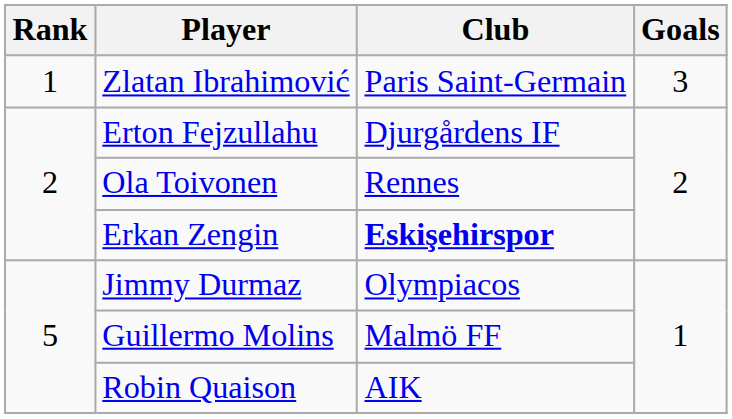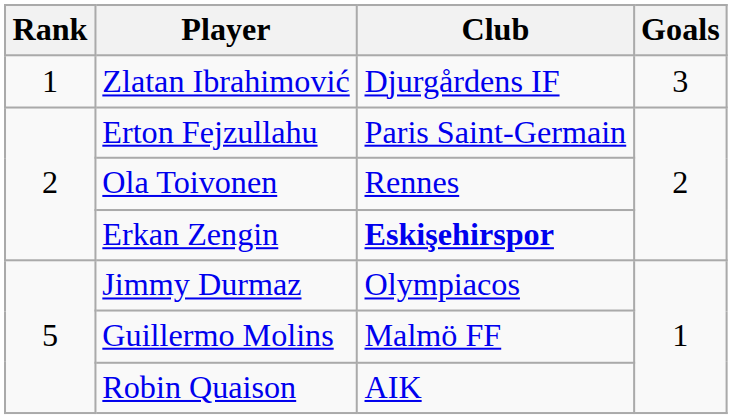(495, 81) Paris Saint-Germain -> (462, 81) Djurgårdens IF
(462, 132) Djurgårdens IF -> (495, 132) Paris Saint-Germain
